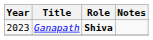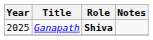(18, 28) 2023 -> (18, 28) 2025
